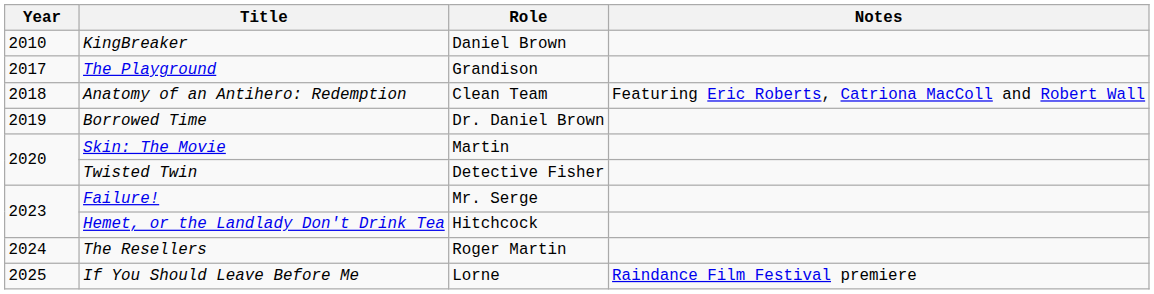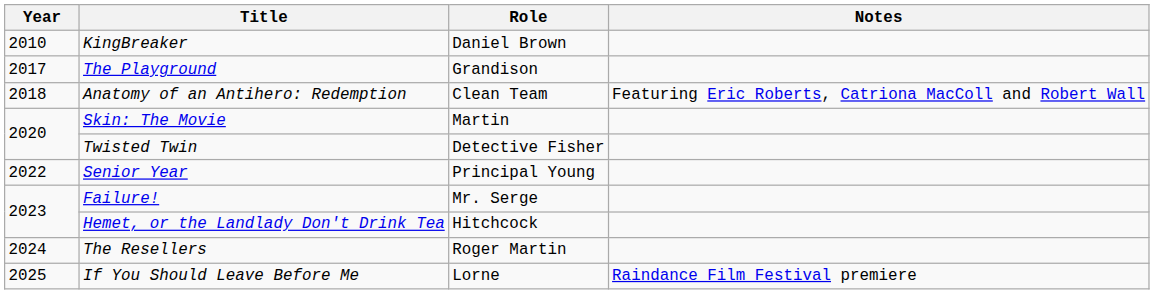- row: (145, 121)
+ row: (135, 173)
